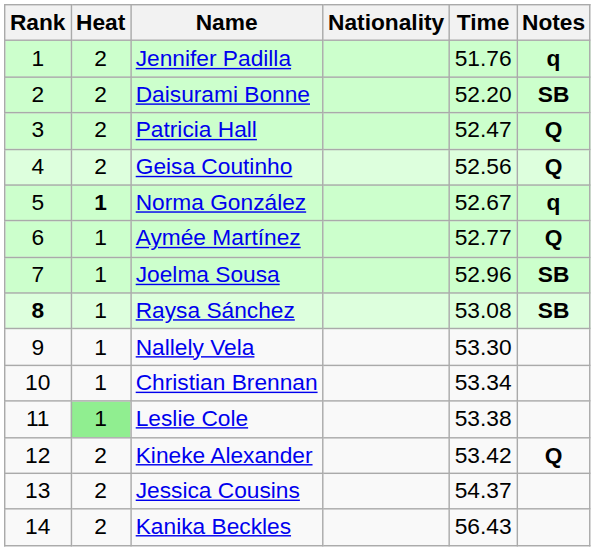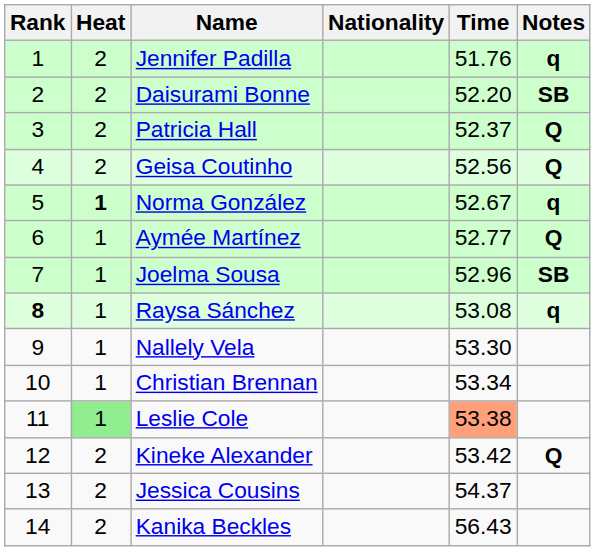(483, 130) 52.47 -> (483, 130) 52.37
(554, 310) SB -> (554, 310) q
(483, 418) no background -> (483, 418) lightsalmon background
